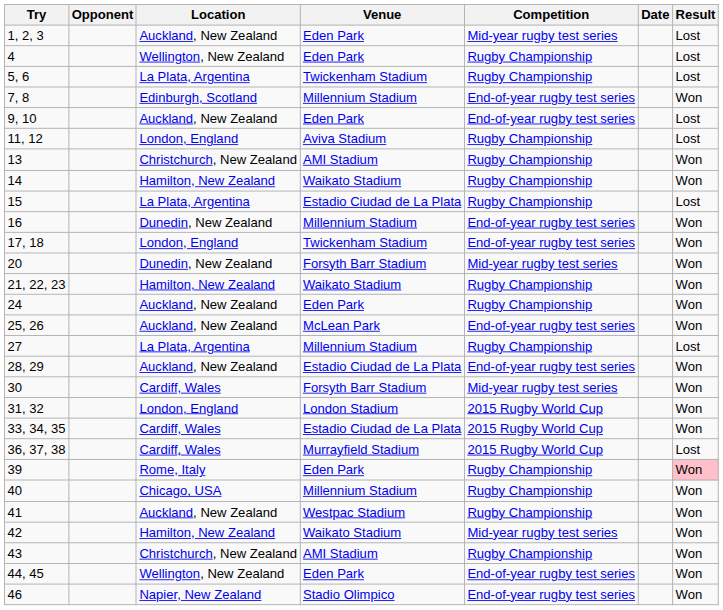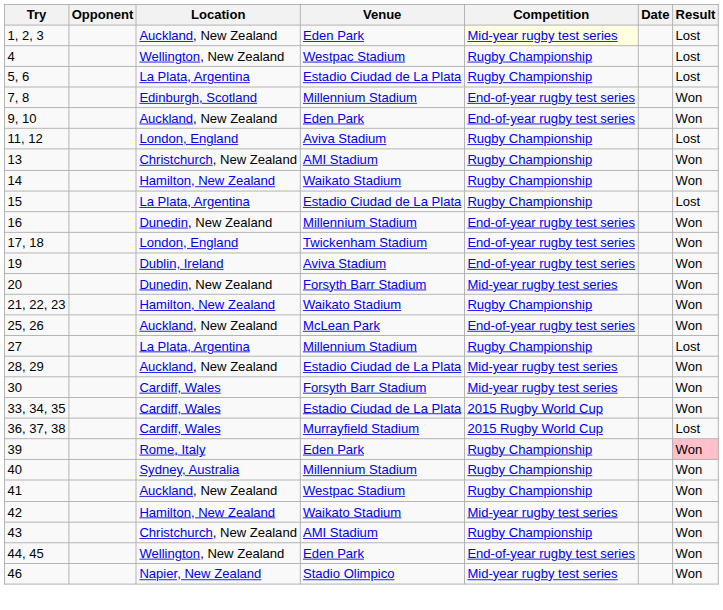(543, 36) no background -> (543, 36) lightyellow background
(333, 56) Eden Park -> (354, 56) Westpac Stadium
(365, 77) Twickenham Stadium -> (382, 77) Estadio Ciudad de La Plata
(688, 118) Lost -> (689, 118) Won
+ row: (15, 263)
- row: (15, 305)
(551, 367) End-of-year rugby test series -> (543, 367) Mid-year rugby test series
- row: (26, 408)
(180, 491) Chicago, USA -> (189, 470) Sydney, Australia
(551, 594) End-of-year rugby test series -> (543, 574) Mid-year rugby test series
